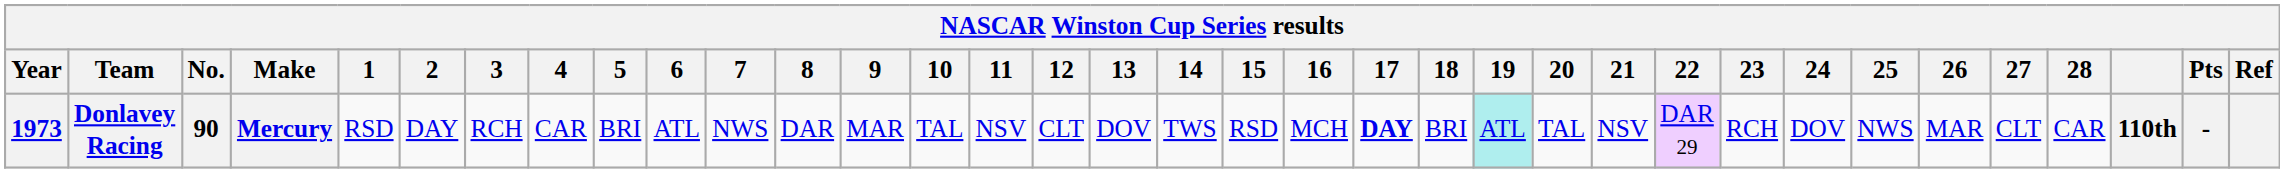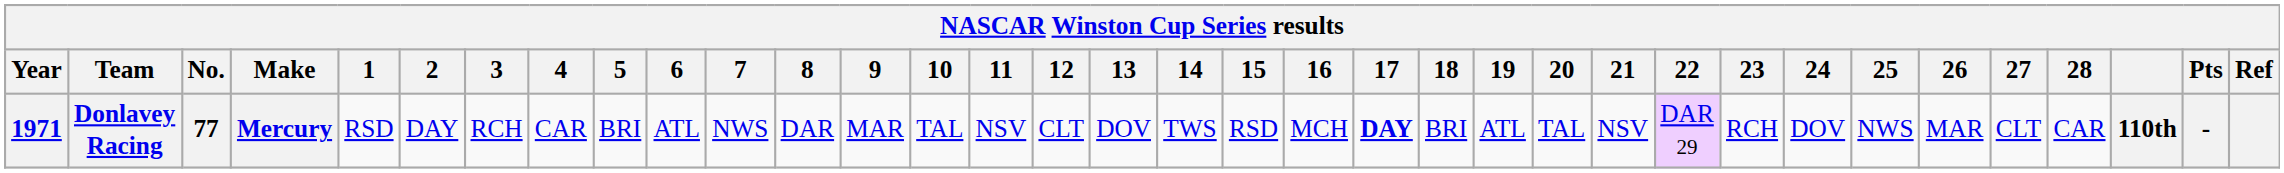(36, 129) 1973 -> (36, 129) 1971
(206, 129) 90 -> (206, 129) 77
(1503, 129) paleturquoise background -> (1503, 129) no background
